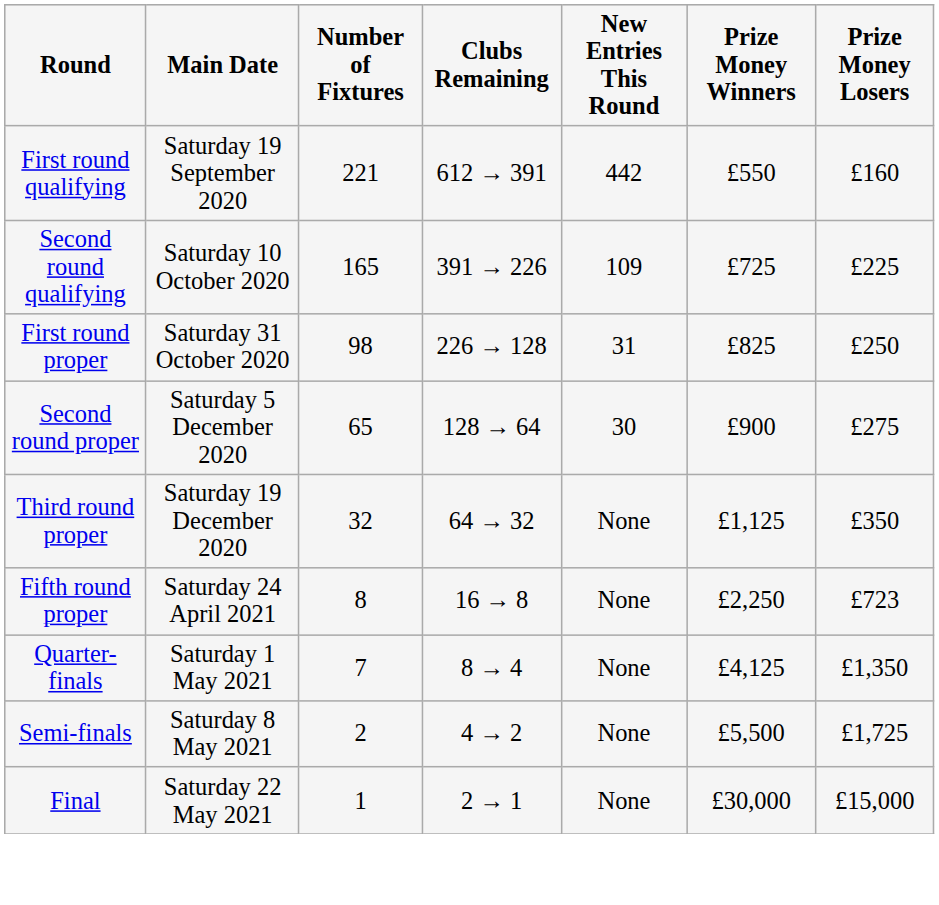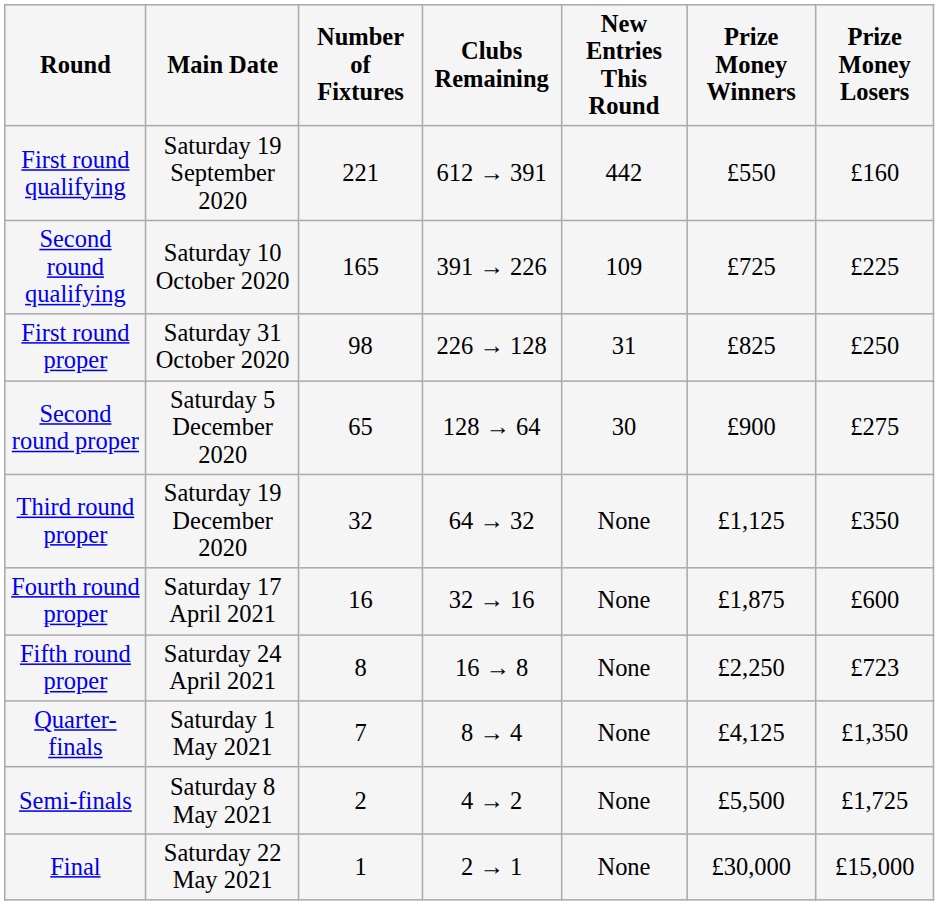+ row: (75, 601)
